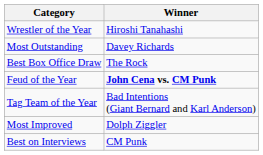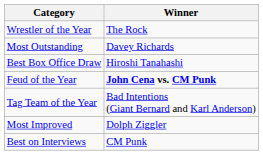(145, 29) Hiroshi Tanahashi -> (127, 29) The Rock
(127, 63) The Rock -> (145, 63) Hiroshi Tanahashi
